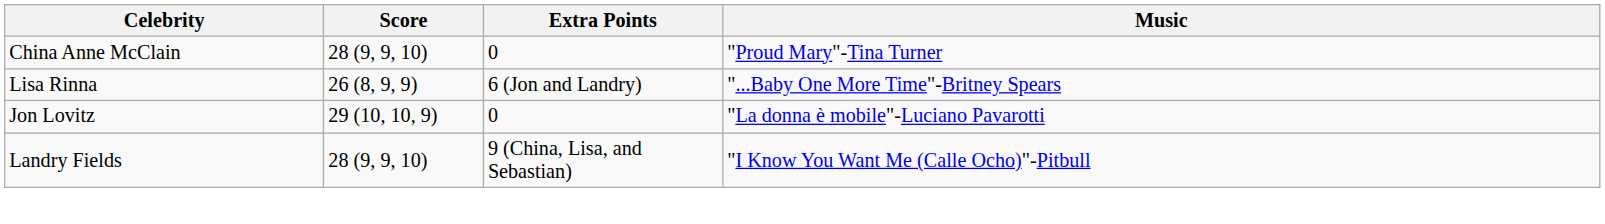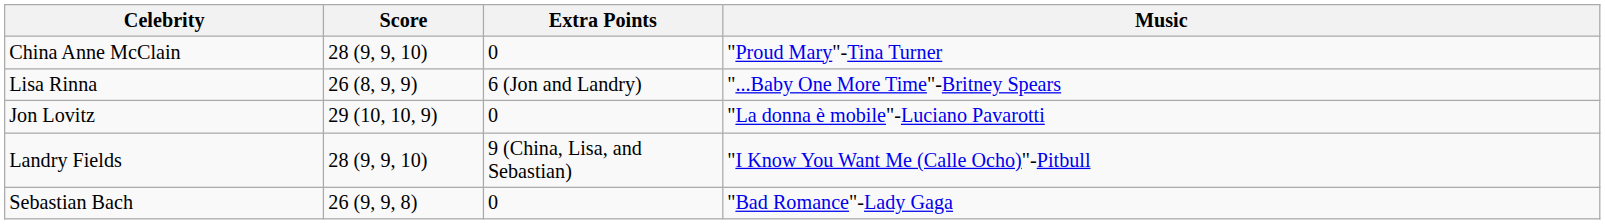+ row: (71, 203)
